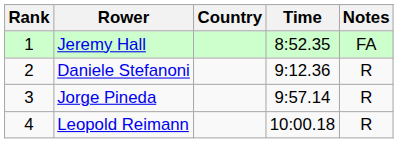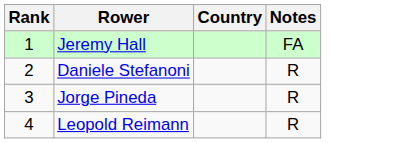- column: (302, 17)
